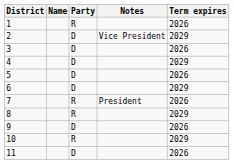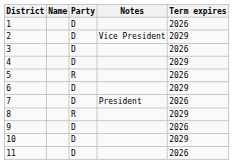(73, 24) R -> (73, 24) D
(73, 75) D -> (73, 75) R
(73, 101) R -> (73, 101) D
(73, 140) R -> (73, 140) D
